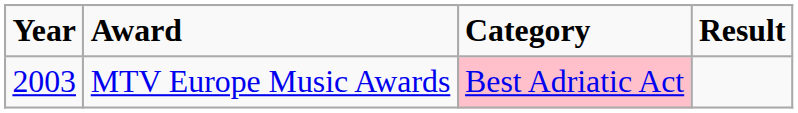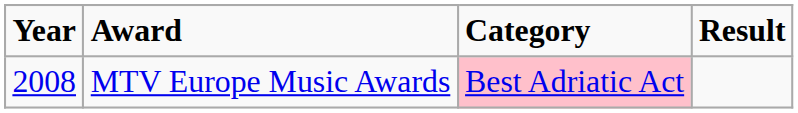(44, 81) 2003 -> (44, 81) 2008
